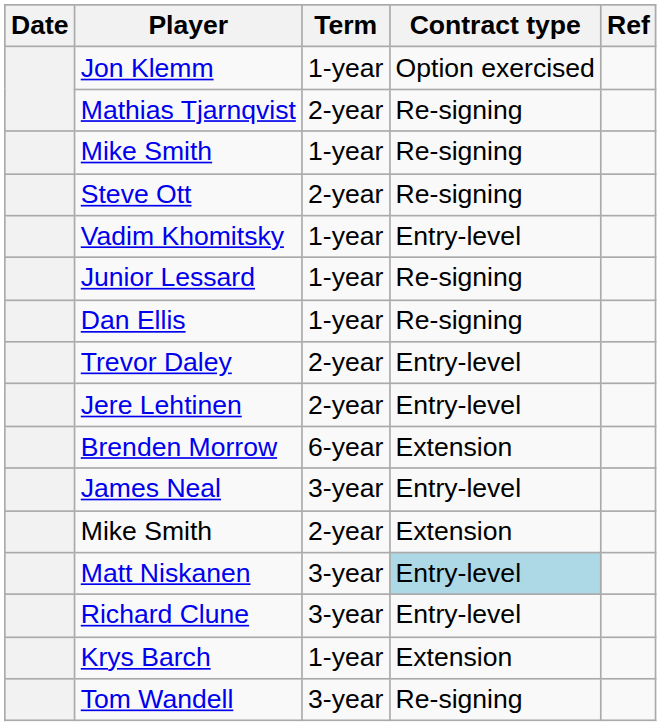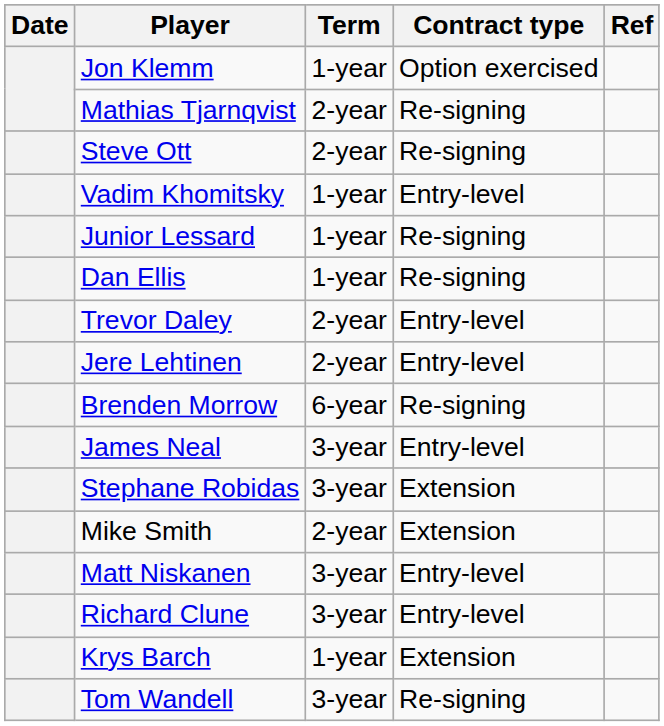- row: (146, 151)
(454, 446) Extension -> (463, 404) Re-signing
+ row: (190, 488)
(458, 573) lightblue background -> (462, 573) no background
